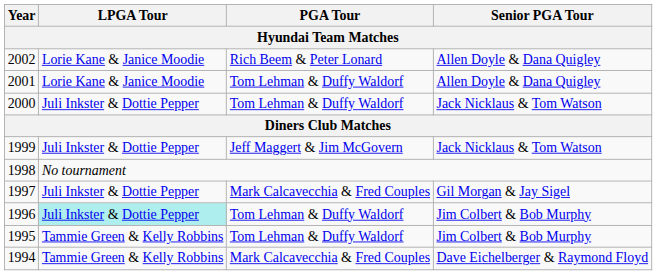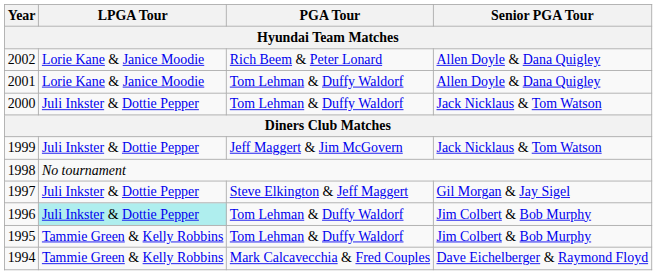(330, 192) Mark Calcavecchia & Fred Couples -> (319, 192) Steve Elkington & Jeff Maggert
